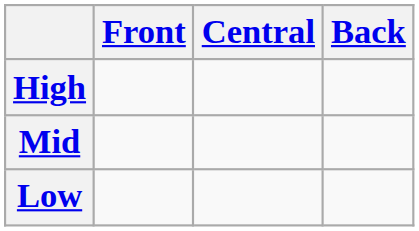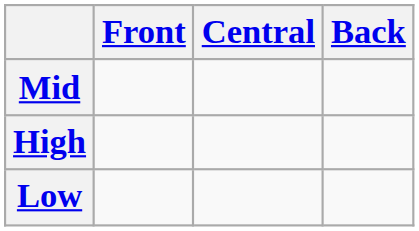rows swapped: (50, 86) <-> (50, 141)
